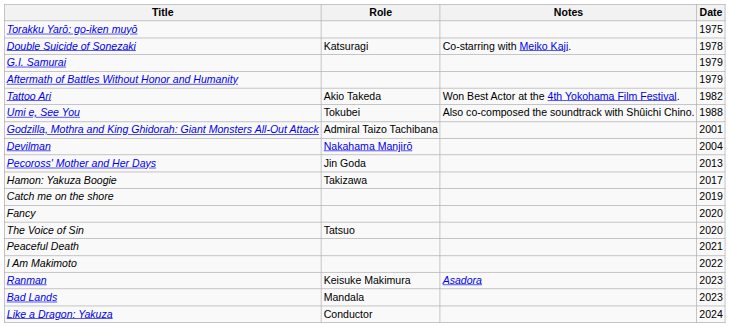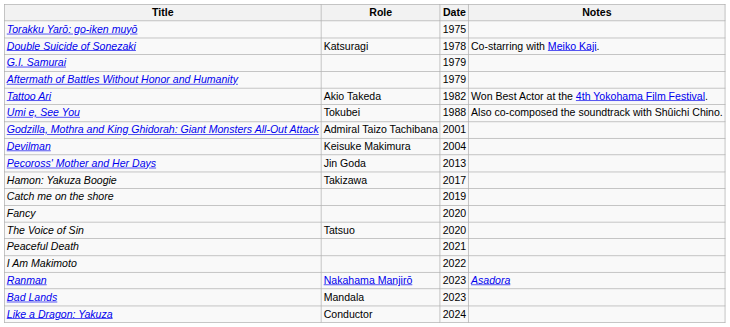columns swapped: (711, 12) <-> (569, 12)
(368, 146) Nakahama Manjirō -> (367, 146) Keisuke Makimura
(367, 280) Keisuke Makimura -> (368, 280) Nakahama Manjirō
